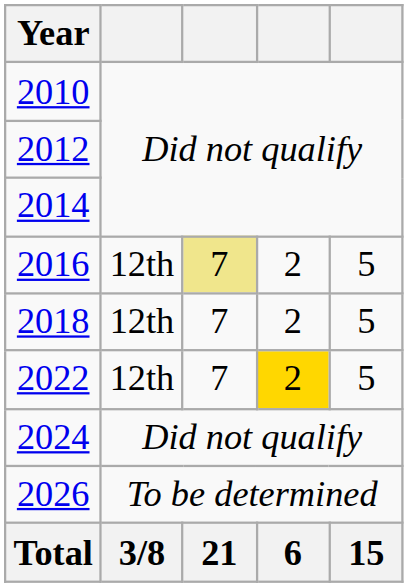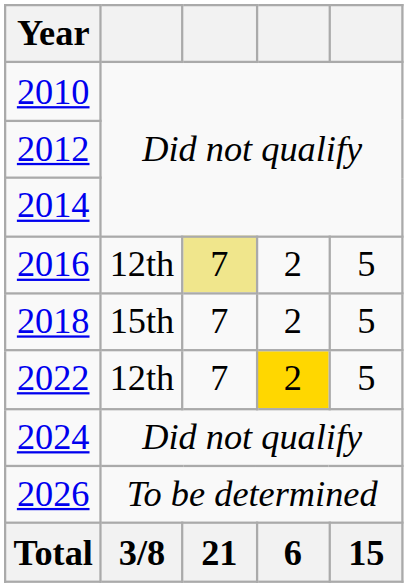(142, 321) 12th -> (142, 321) 15th
